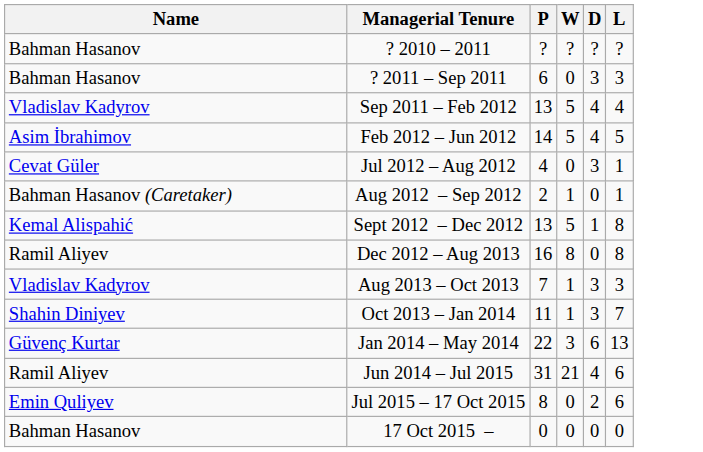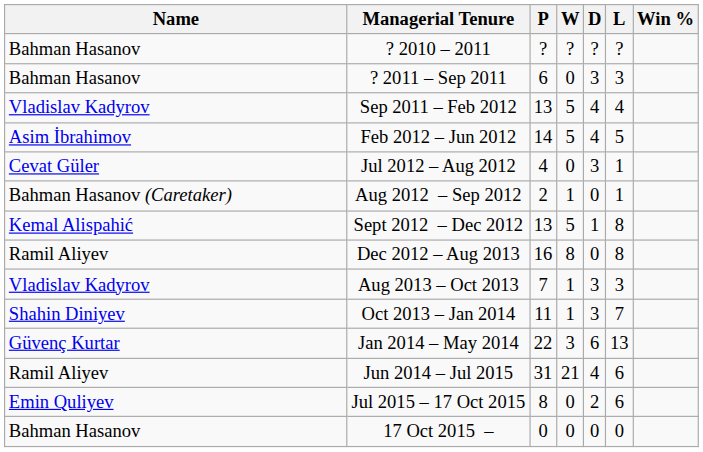+ column: (666, 19)
